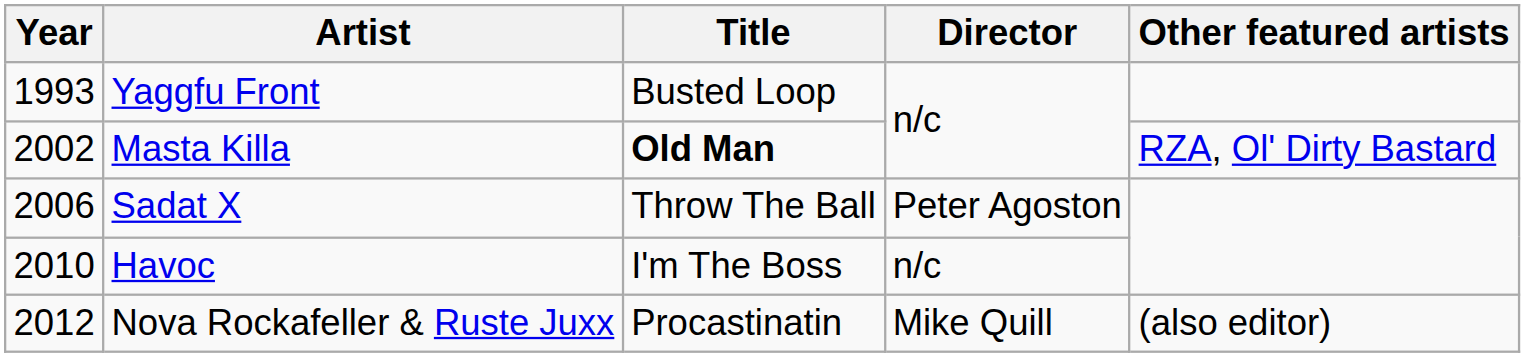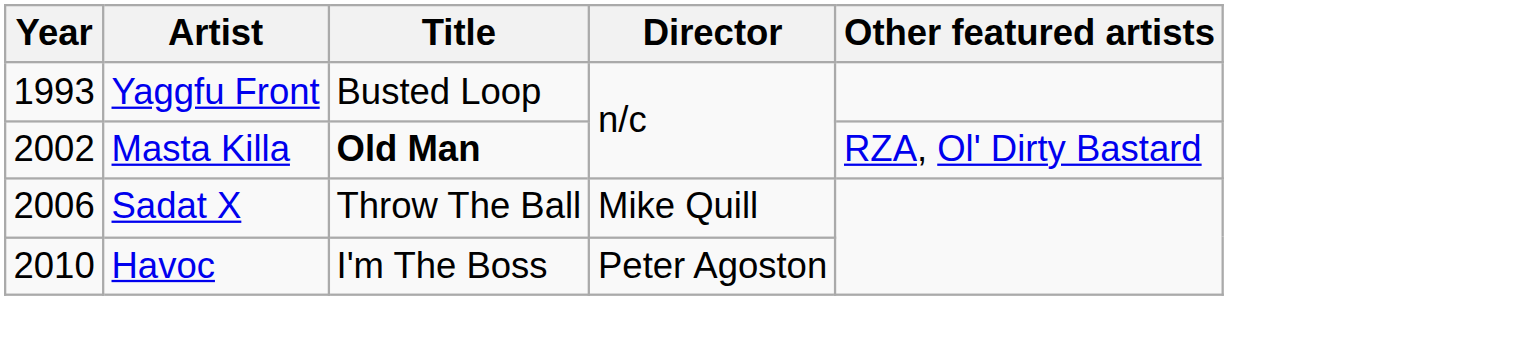(1007, 206) Peter Agoston -> (678, 206) Mike Quill
(917, 264) n/c -> (713, 264) Peter Agoston
- row: (363, 322)
